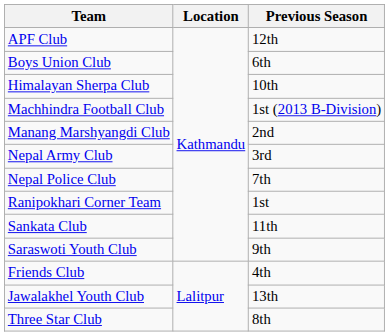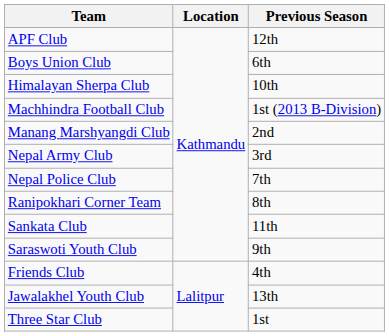(261, 202) 1st -> (261, 202) 8th
(261, 319) 8th -> (261, 319) 1st
